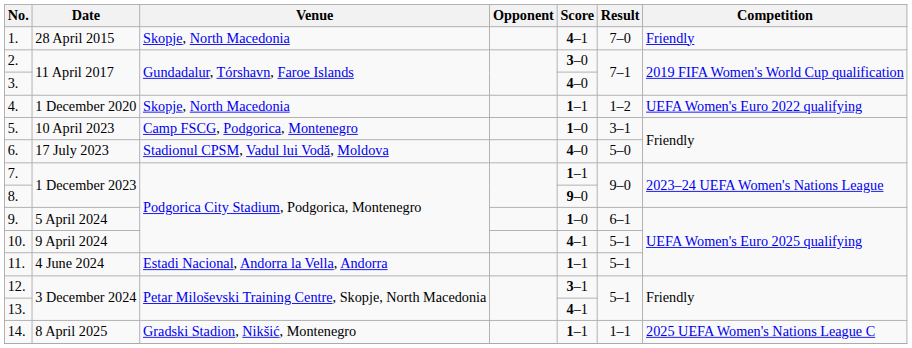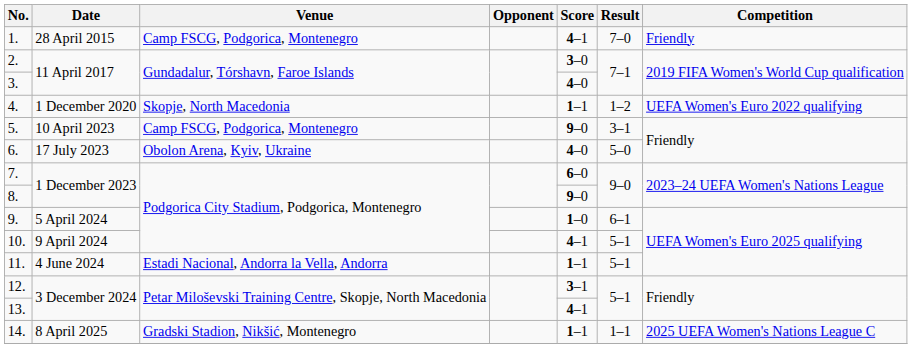(216, 38) Skopje, North Macedonia -> (250, 38) Camp FSCG, Podgorica, Montenegro
(577, 128) 1–0 -> (577, 128) 9–0
(266, 151) Stadionul CPSM, Vadul lui Vodă, Moldova -> (227, 151) Obolon Arena, Kyiv, Ukraine
(577, 173) 1–1 -> (577, 173) 6–0
